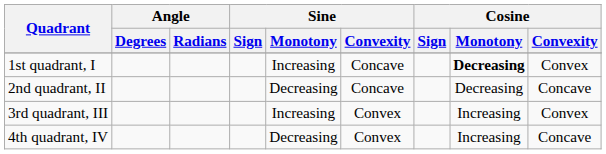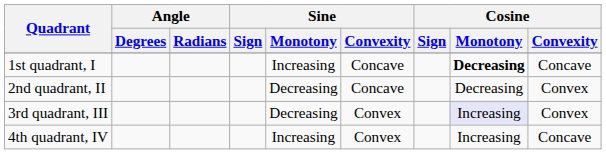(565, 64) Convex -> (565, 64) Concave
(565, 88) Concave -> (565, 88) Convex
(303, 112) Increasing -> (303, 112) Decreasing
(489, 112) no background -> (489, 112) lavender background
(303, 137) Decreasing -> (303, 137) Increasing
